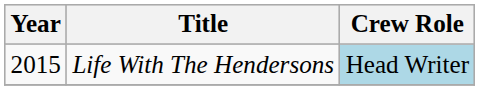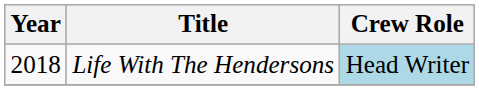(36, 64) 2015 -> (36, 64) 2018
